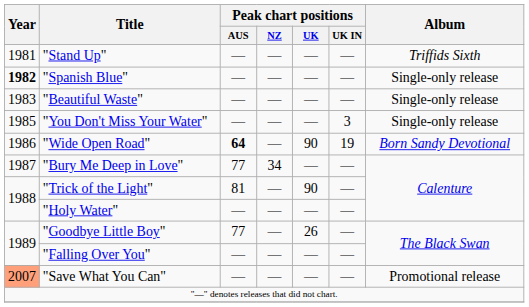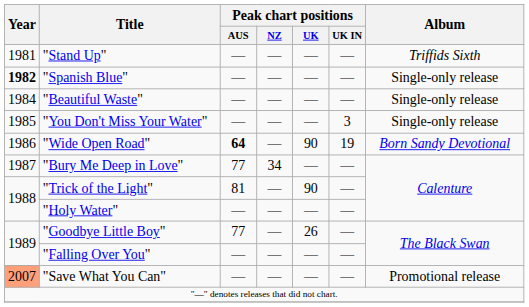(22, 99) 1983 -> (22, 99) 1984
